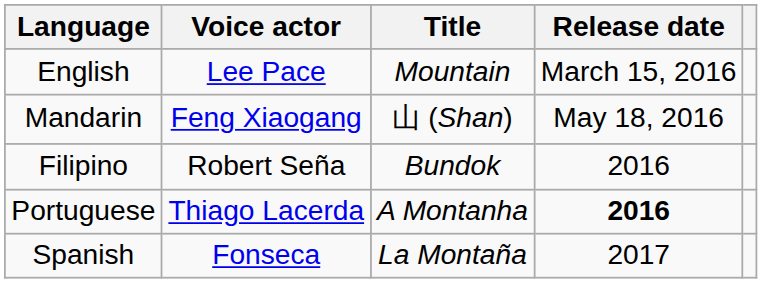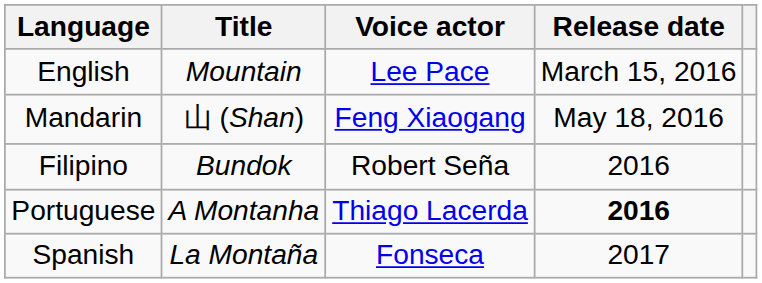columns swapped: (452, 26) <-> (266, 26)
